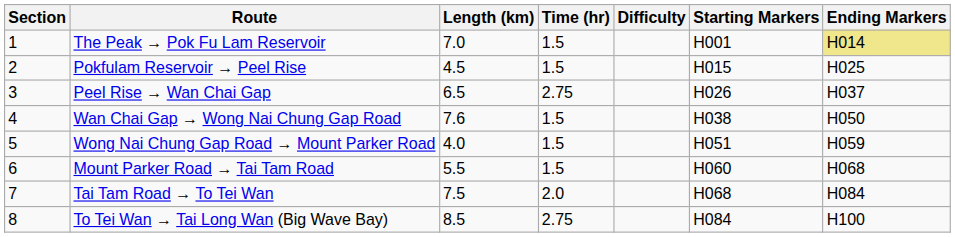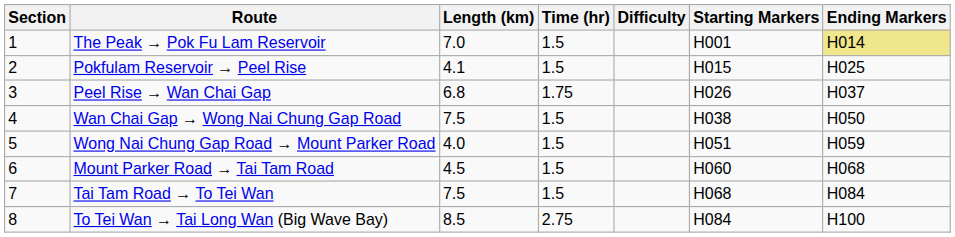(454, 68) 4.5 -> (454, 68) 4.1
(454, 93) 6.5 -> (454, 93) 6.8
(557, 93) 2.75 -> (557, 93) 1.75
(454, 119) 7.6 -> (454, 119) 7.5
(454, 169) 5.5 -> (454, 169) 4.5
(553, 194) 2.0 -> (553, 194) 1.5
